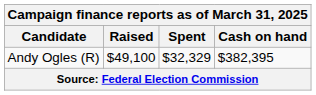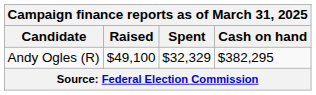(246, 57) $382,395 -> (246, 57) $382,295
